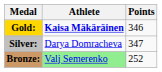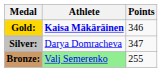(136, 59) 252 -> (136, 59) 255
